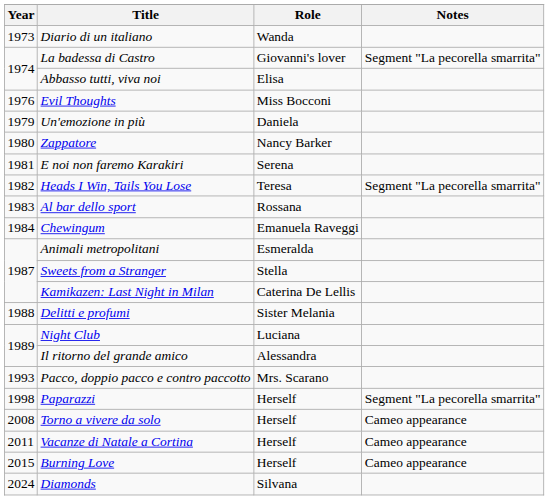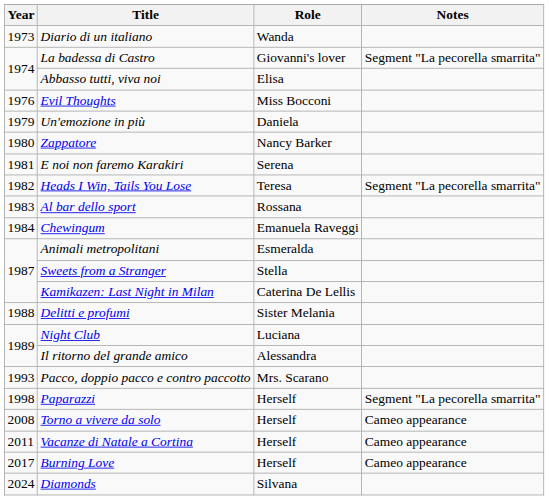(21, 462) 2015 -> (21, 462) 2017
